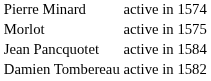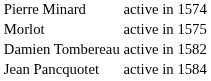rows swapped: (62, 69) <-> (51, 49)
